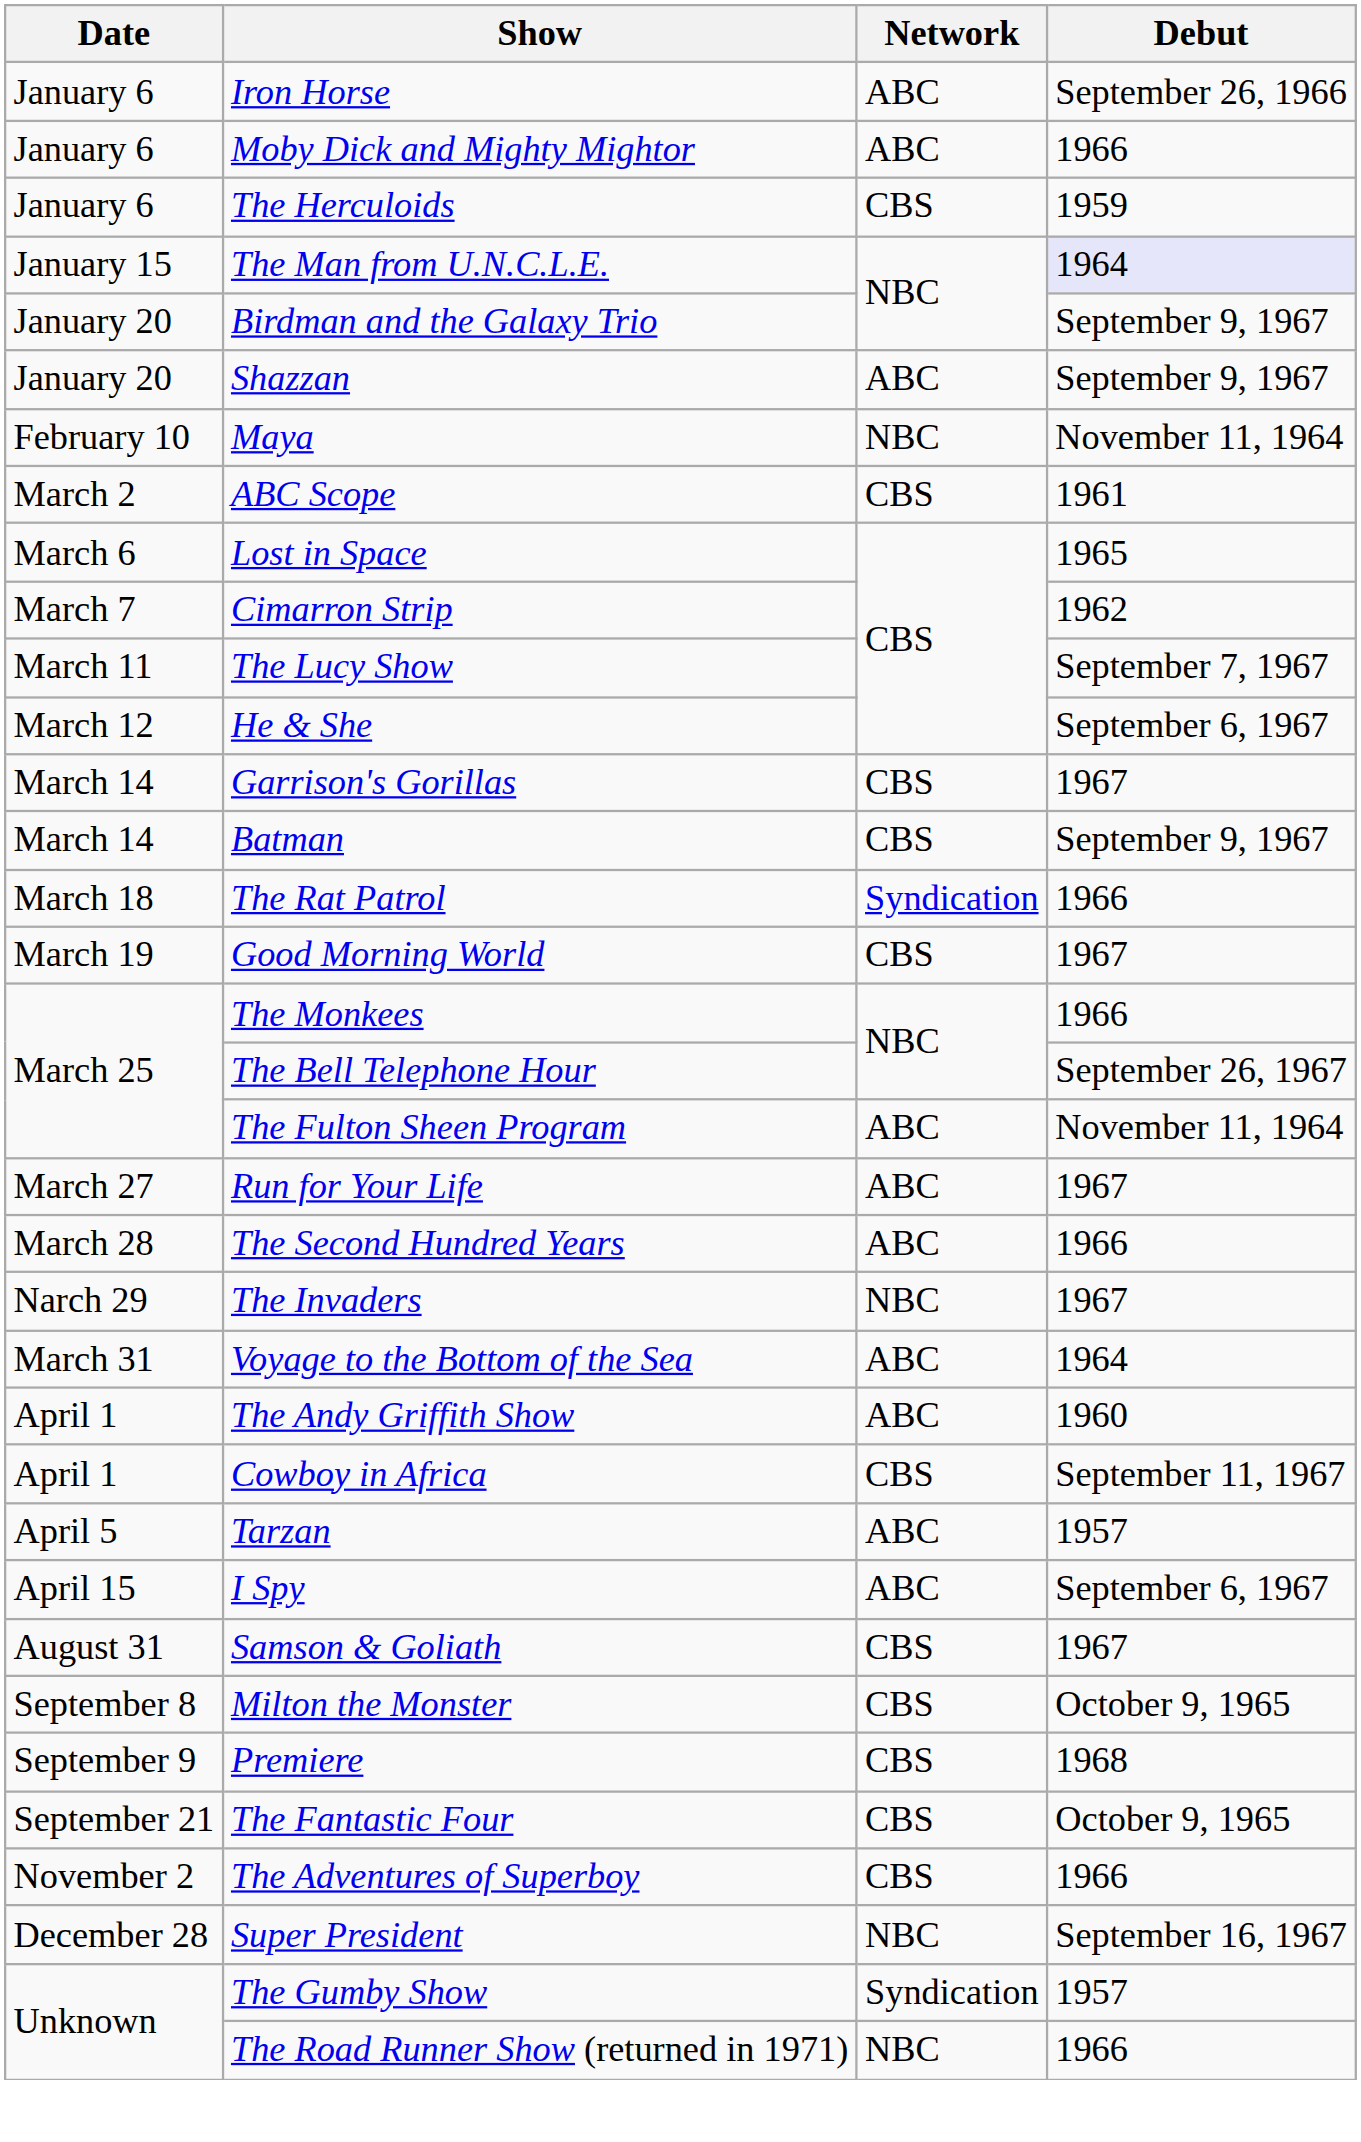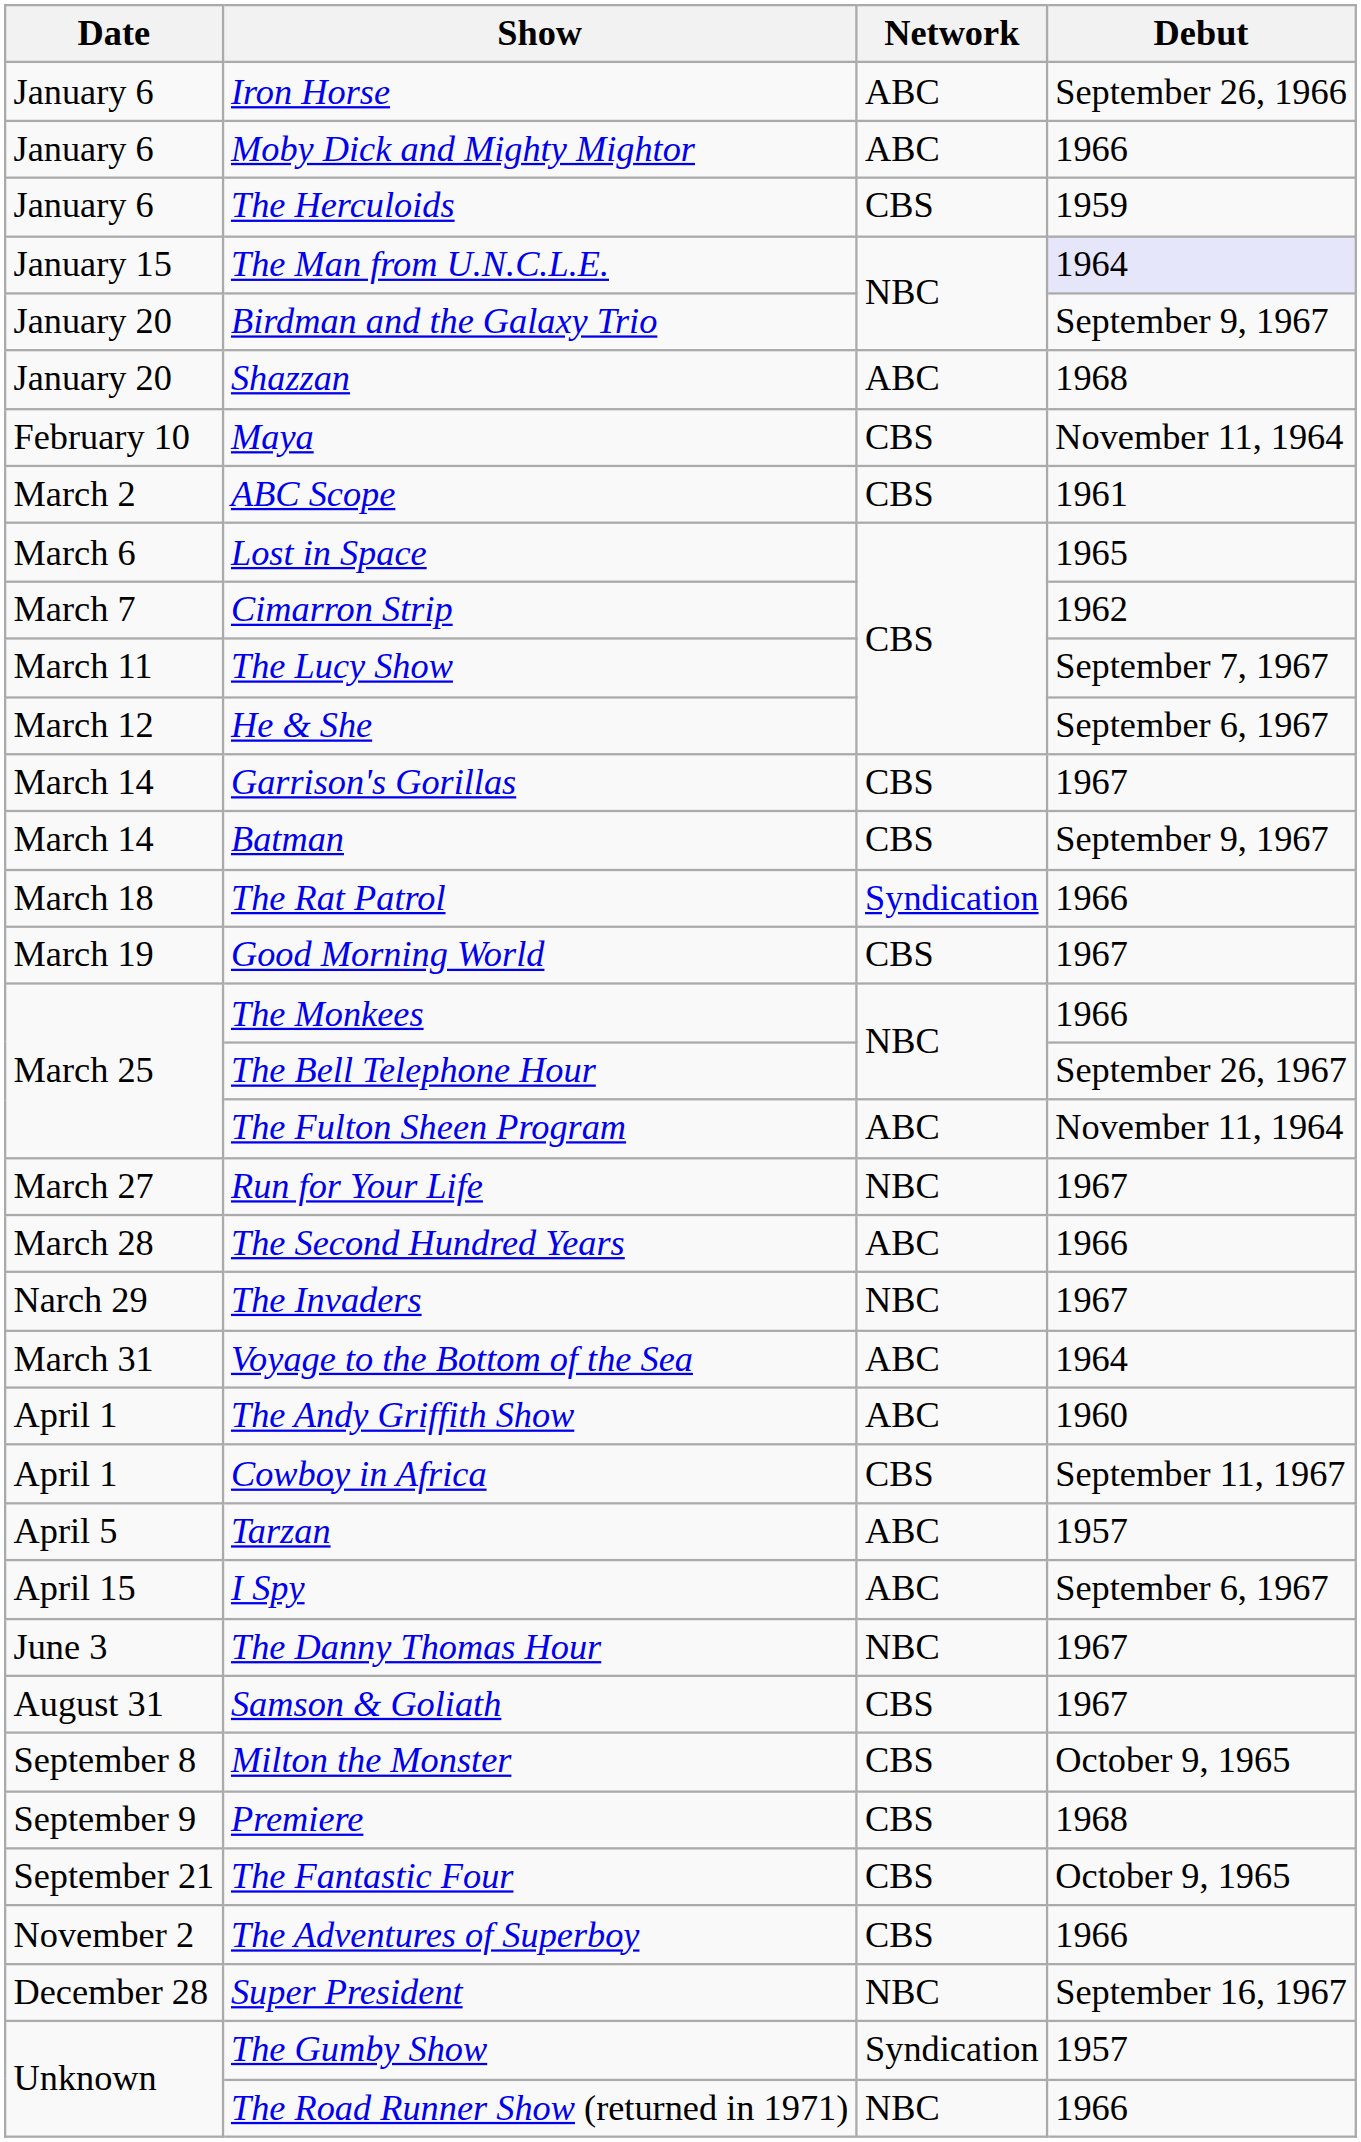(1192, 378) September 9, 1967 -> (1092, 378) 1968
(902, 436) NBC -> (899, 436) CBS
(902, 1185) ABC -> (902, 1185) NBC
+ row: (416, 1646)
